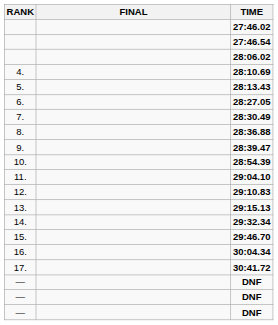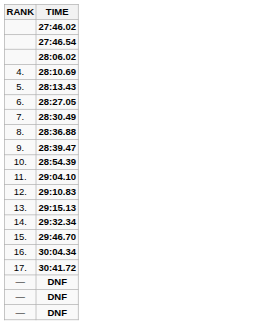- column: (133, 12)
